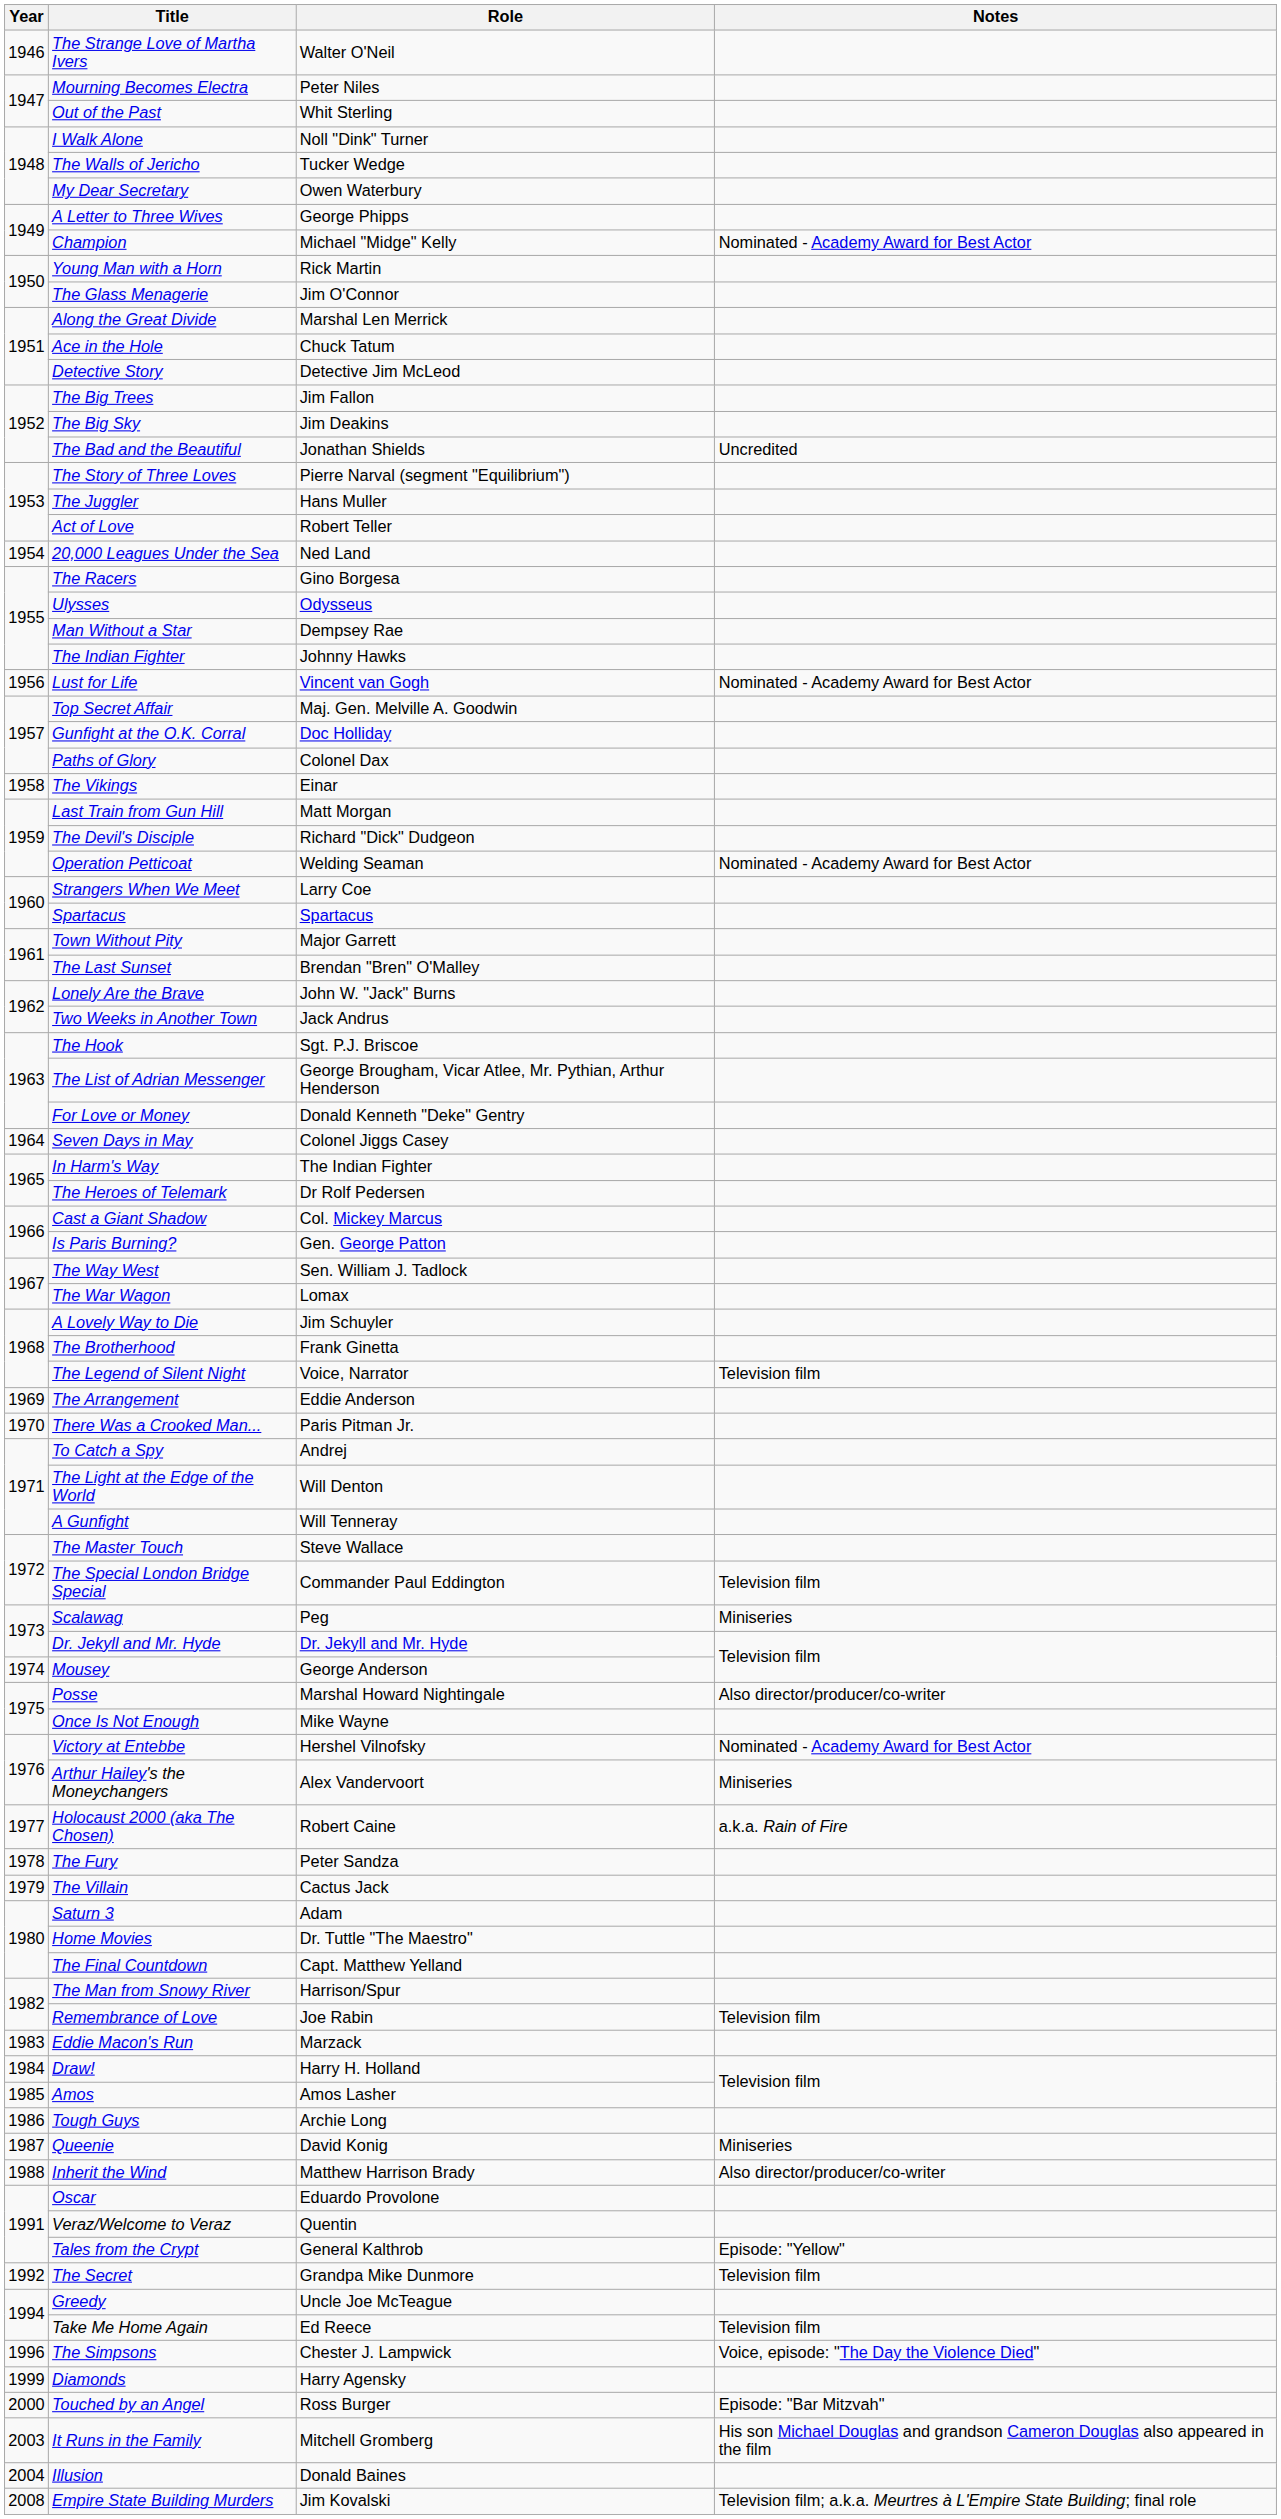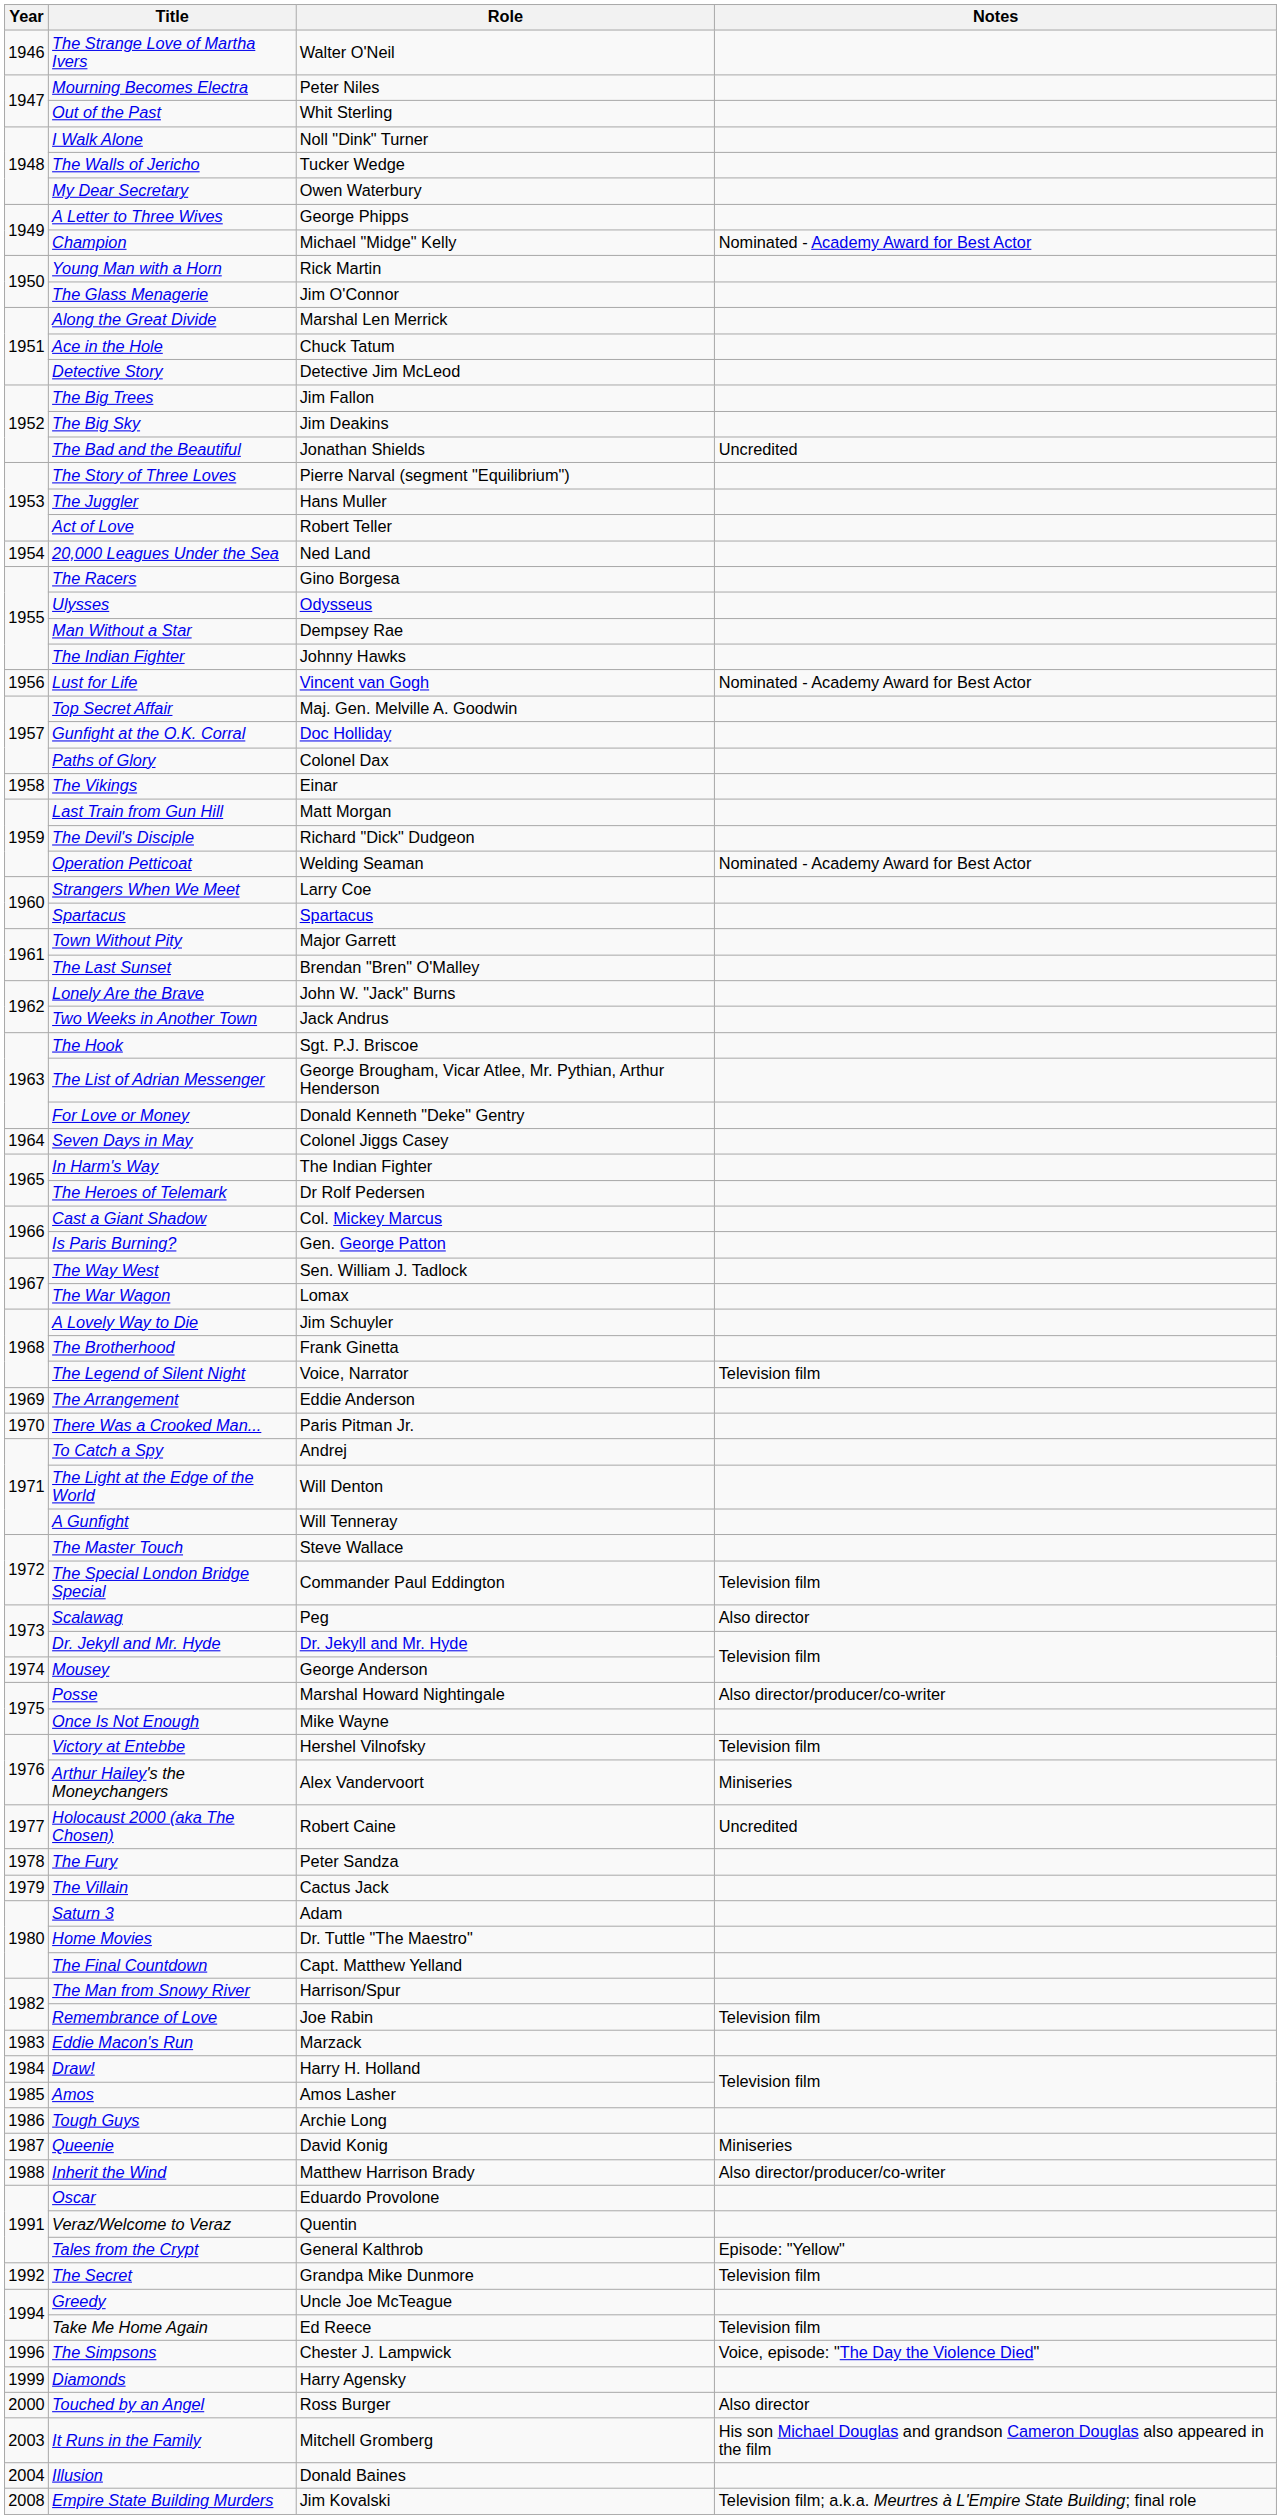(755, 1617) Miniseries -> (764, 1617) Also director
(875, 1747) Nominated - Academy Award for Best Actor -> (769, 1747) Television film
(783, 1826) a.k.a. Rain of Fire -> (758, 1826) Uncredited
(802, 2405) Episode: "Bar Mitzvah" -> (764, 2405) Also director
